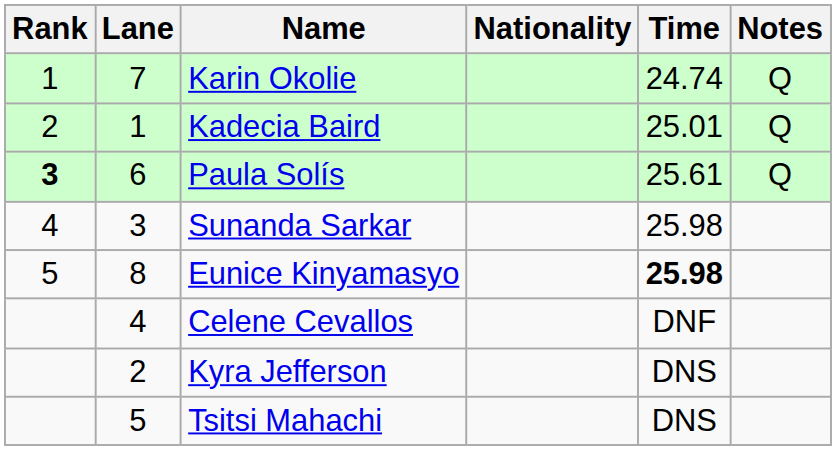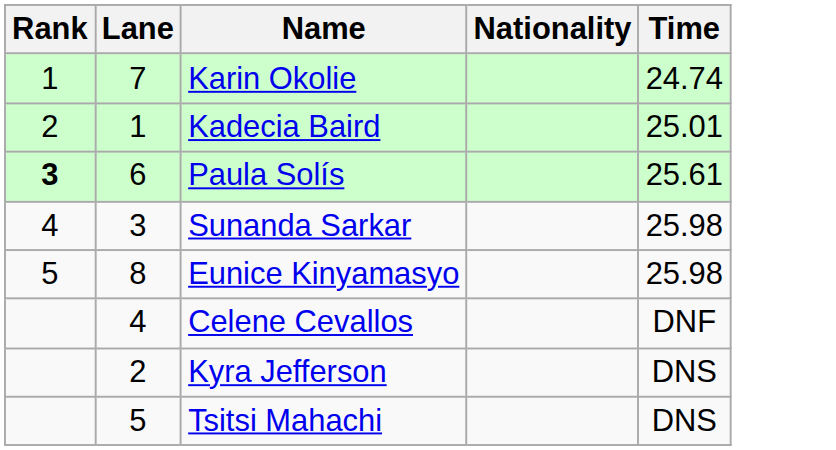- column: (780, 28)
(684, 273) bold -> (684, 273) normal
